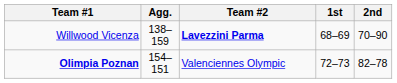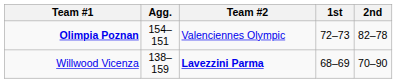rows swapped: (97, 35) <-> (99, 64)
